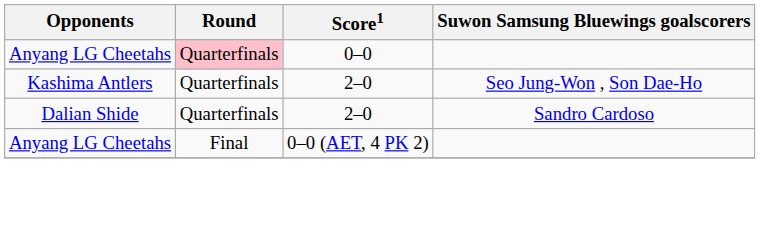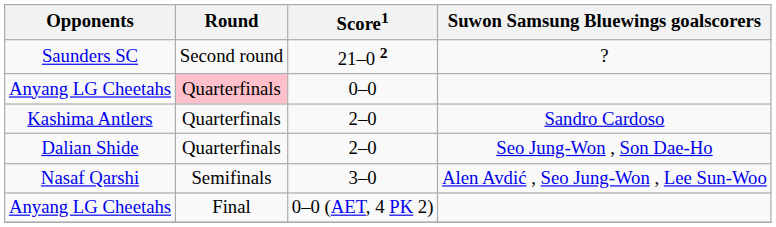+ row: (90, 56)
(594, 83) Seo Jung-Won , Son Dae-Ho -> (604, 118) Sandro Cardoso
(594, 113) Sandro Cardoso -> (604, 148) Seo Jung-Won , Son Dae-Ho
+ row: (90, 177)
